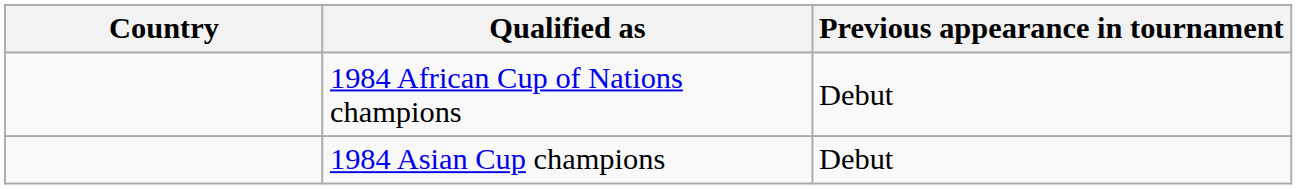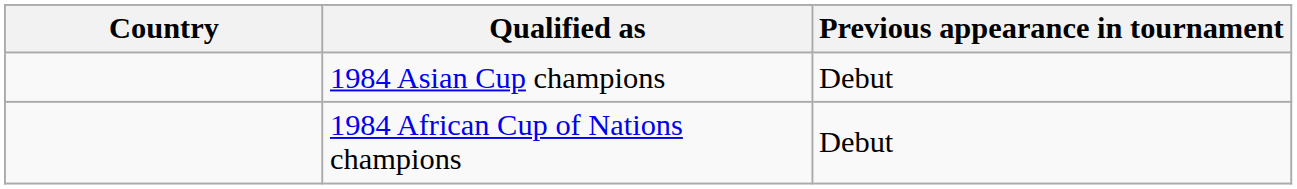rows swapped: (506, 93) <-> (498, 159)
